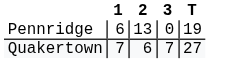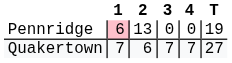+ column: (190, 11)
(120, 29) no background -> (120, 29) pink background
